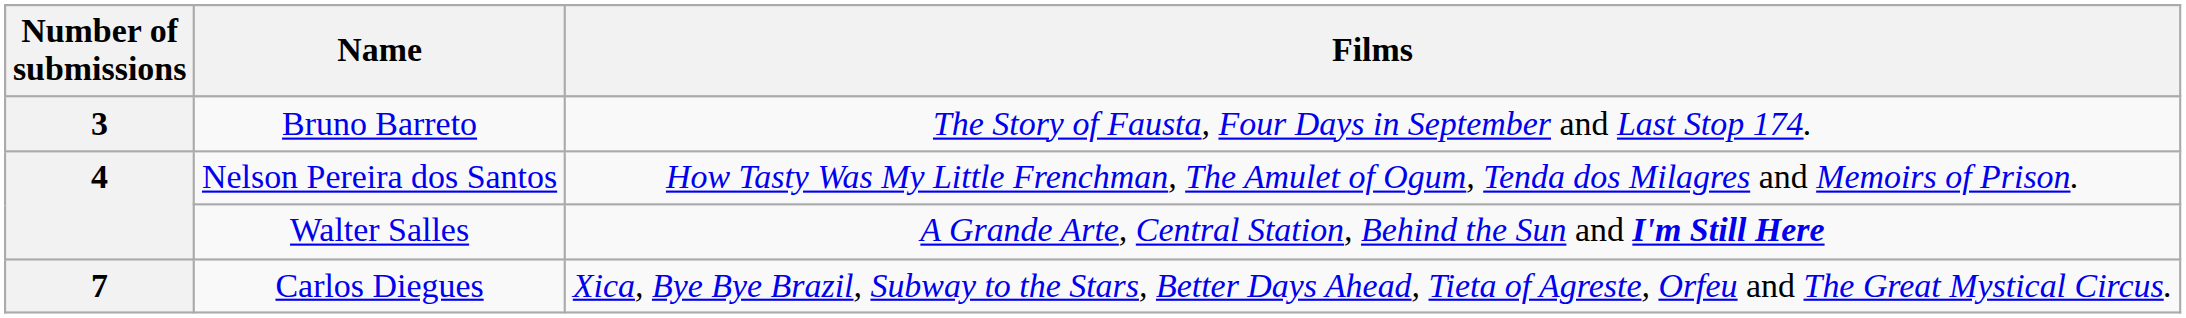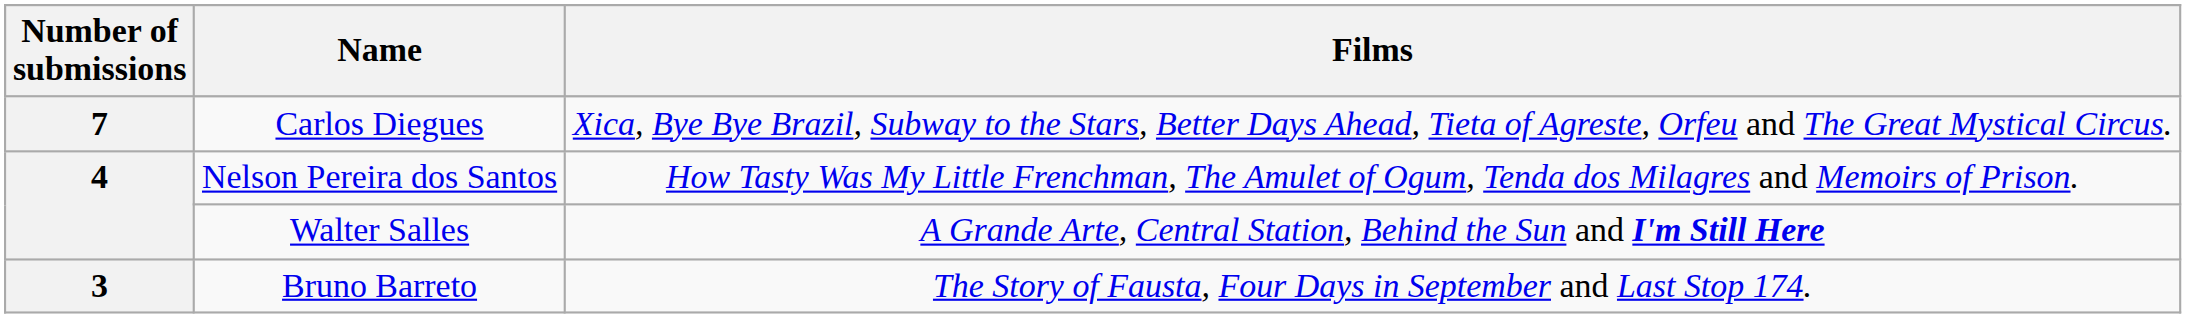rows swapped: (380, 284) <-> (380, 123)
